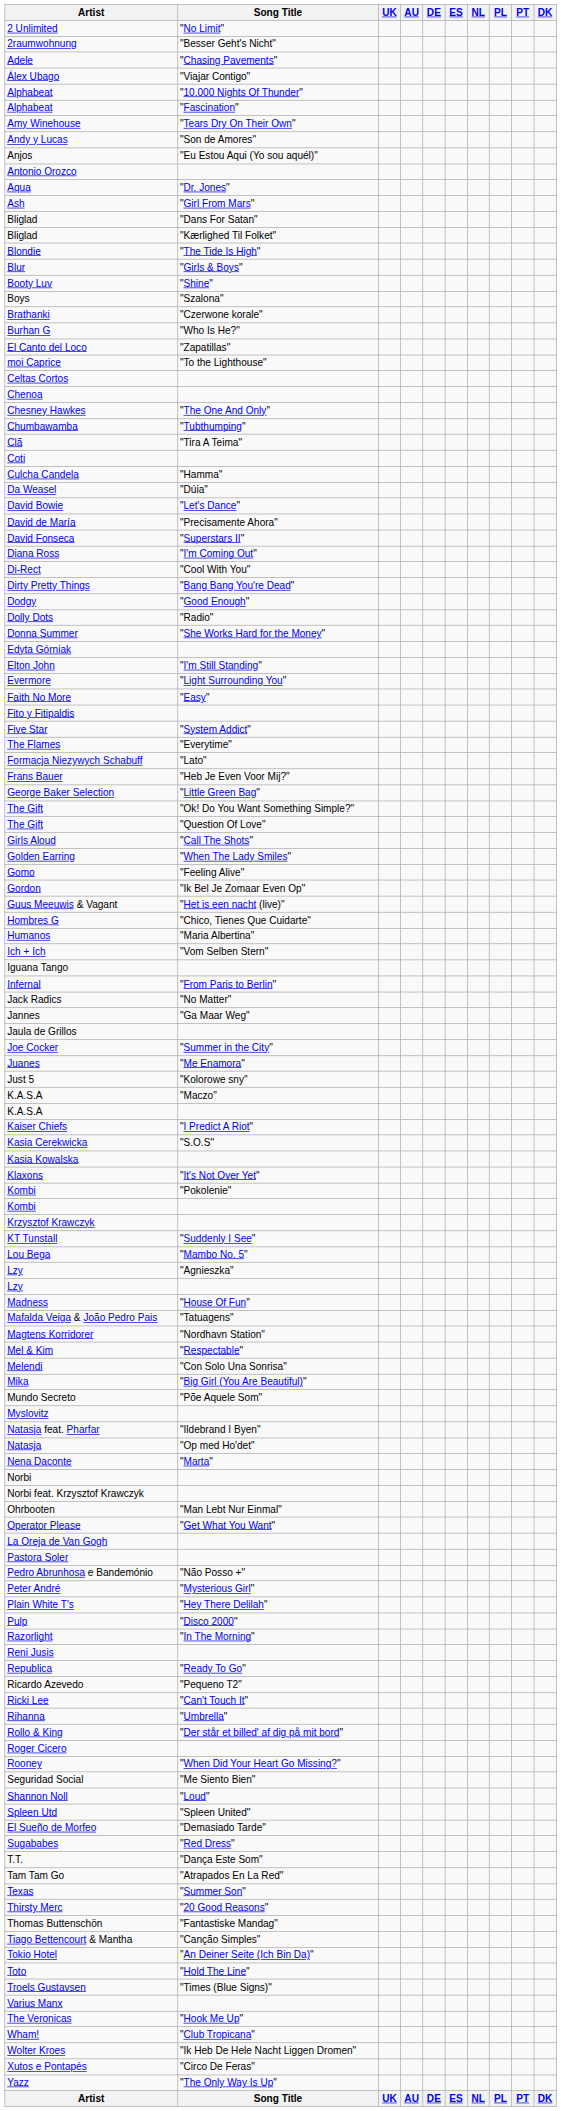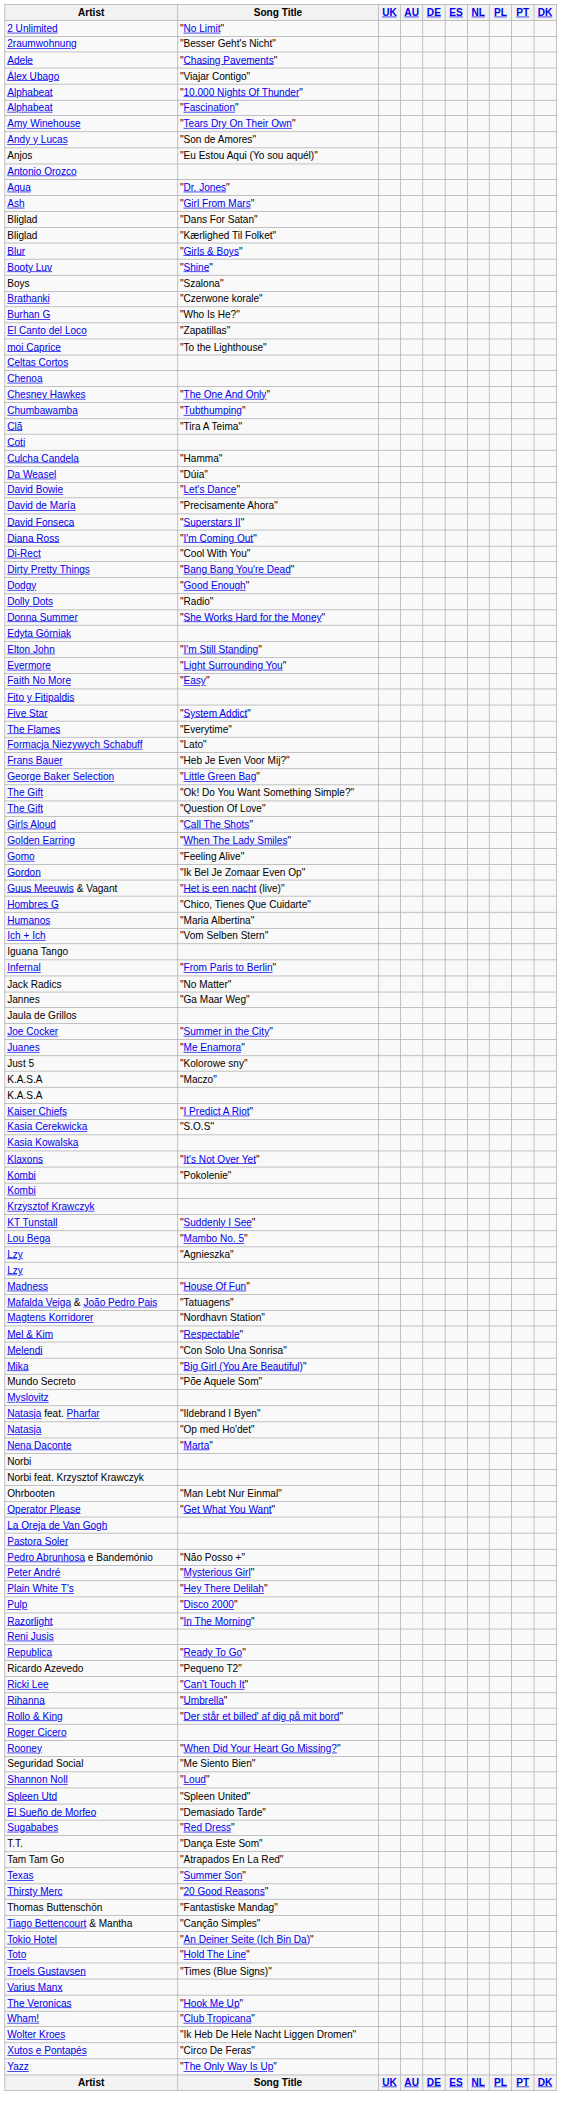- row: (24, 251)
